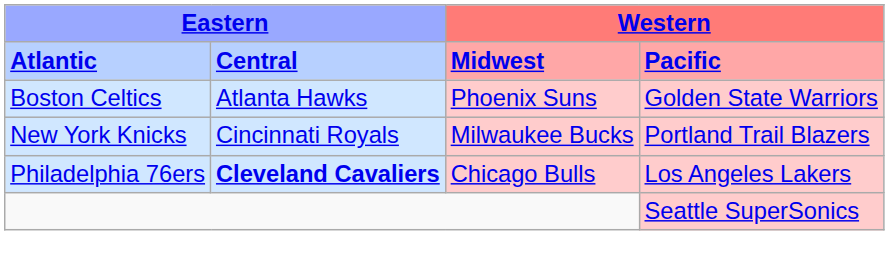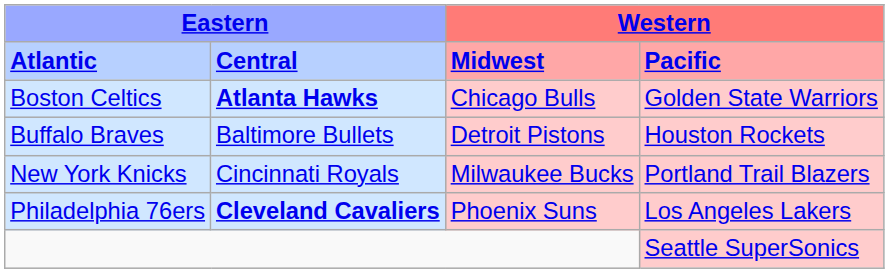(292, 98) normal -> (297, 98) bold
(524, 98) Phoenix Suns -> (523, 98) Chicago Bulls
+ row: (87, 135)
(523, 173) Chicago Bulls -> (524, 211) Phoenix Suns
